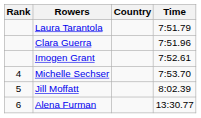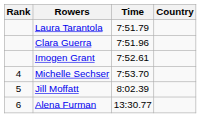columns swapped: (132, 12) <-> (175, 12)
